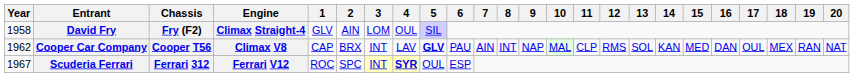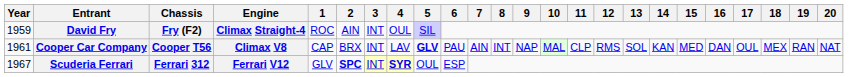(19, 30) 1958 -> (19, 30) 1959
(322, 30) GLV -> (322, 30) ROC
(378, 30) LOM -> (375, 30) INT
(19, 47) 1962 -> (19, 47) 1961
(322, 64) ROC -> (322, 64) GLV
(350, 64) normal -> (350, 64) bold
